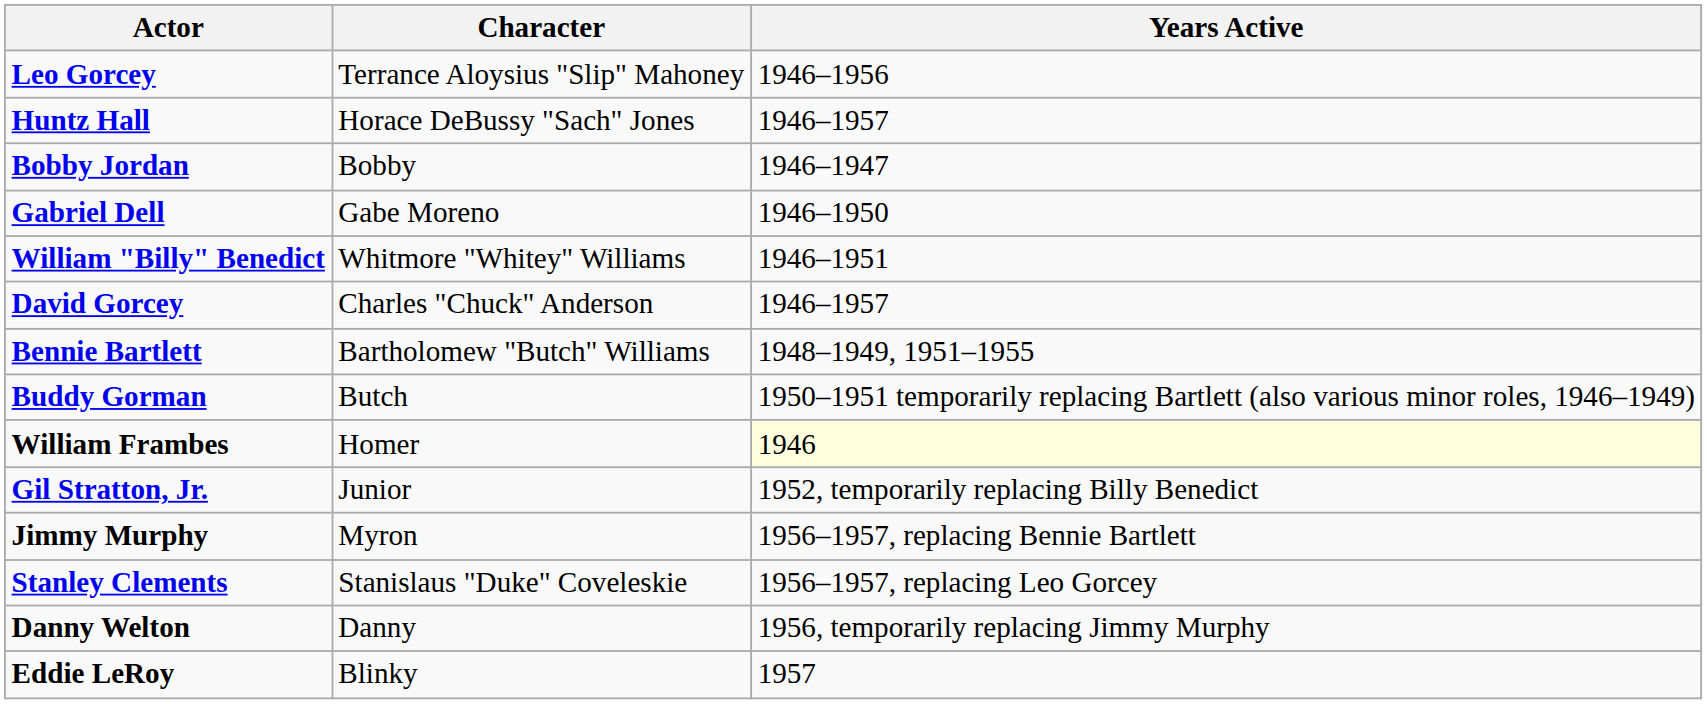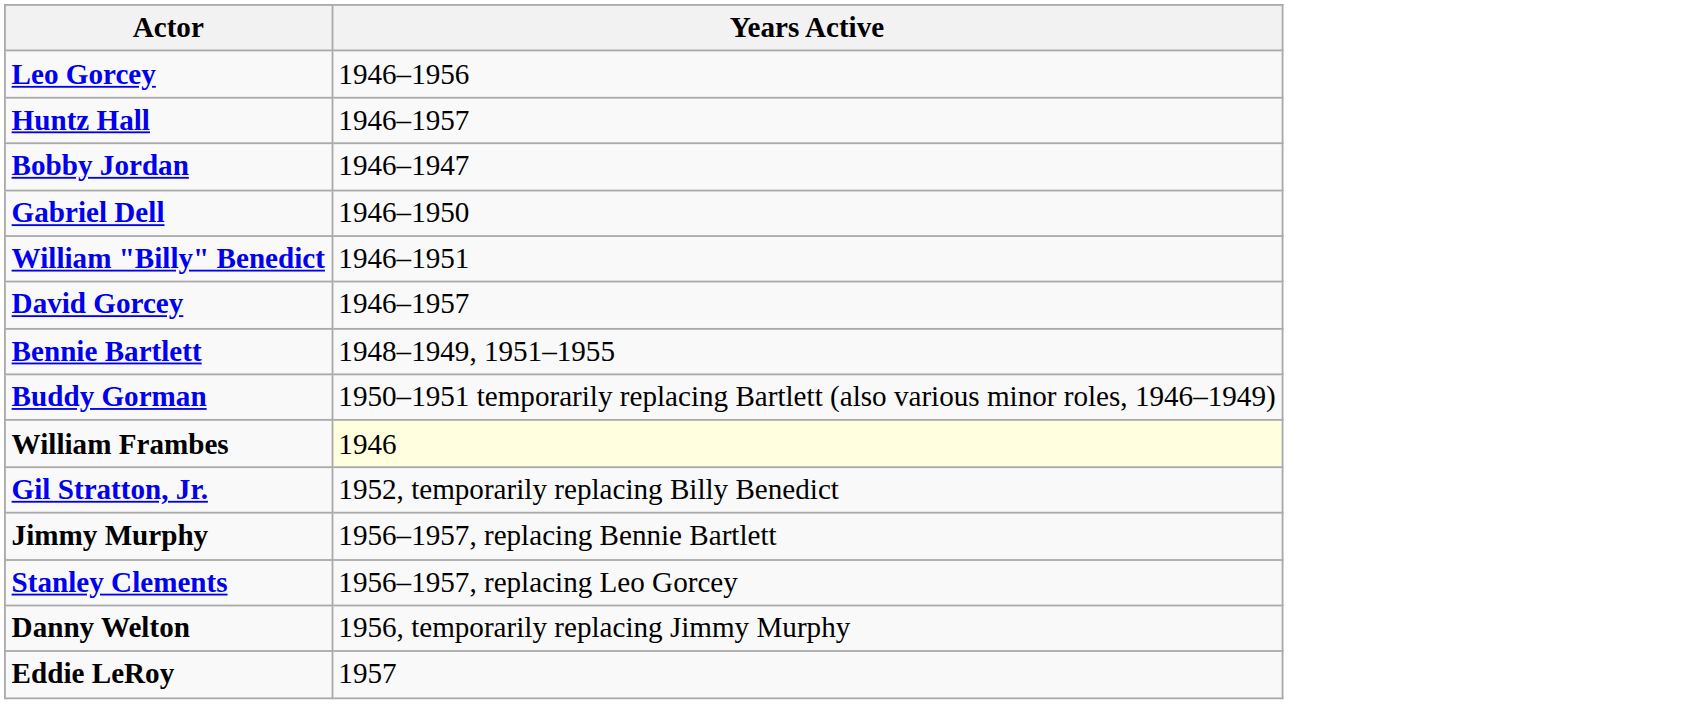- column: (541, 27)
